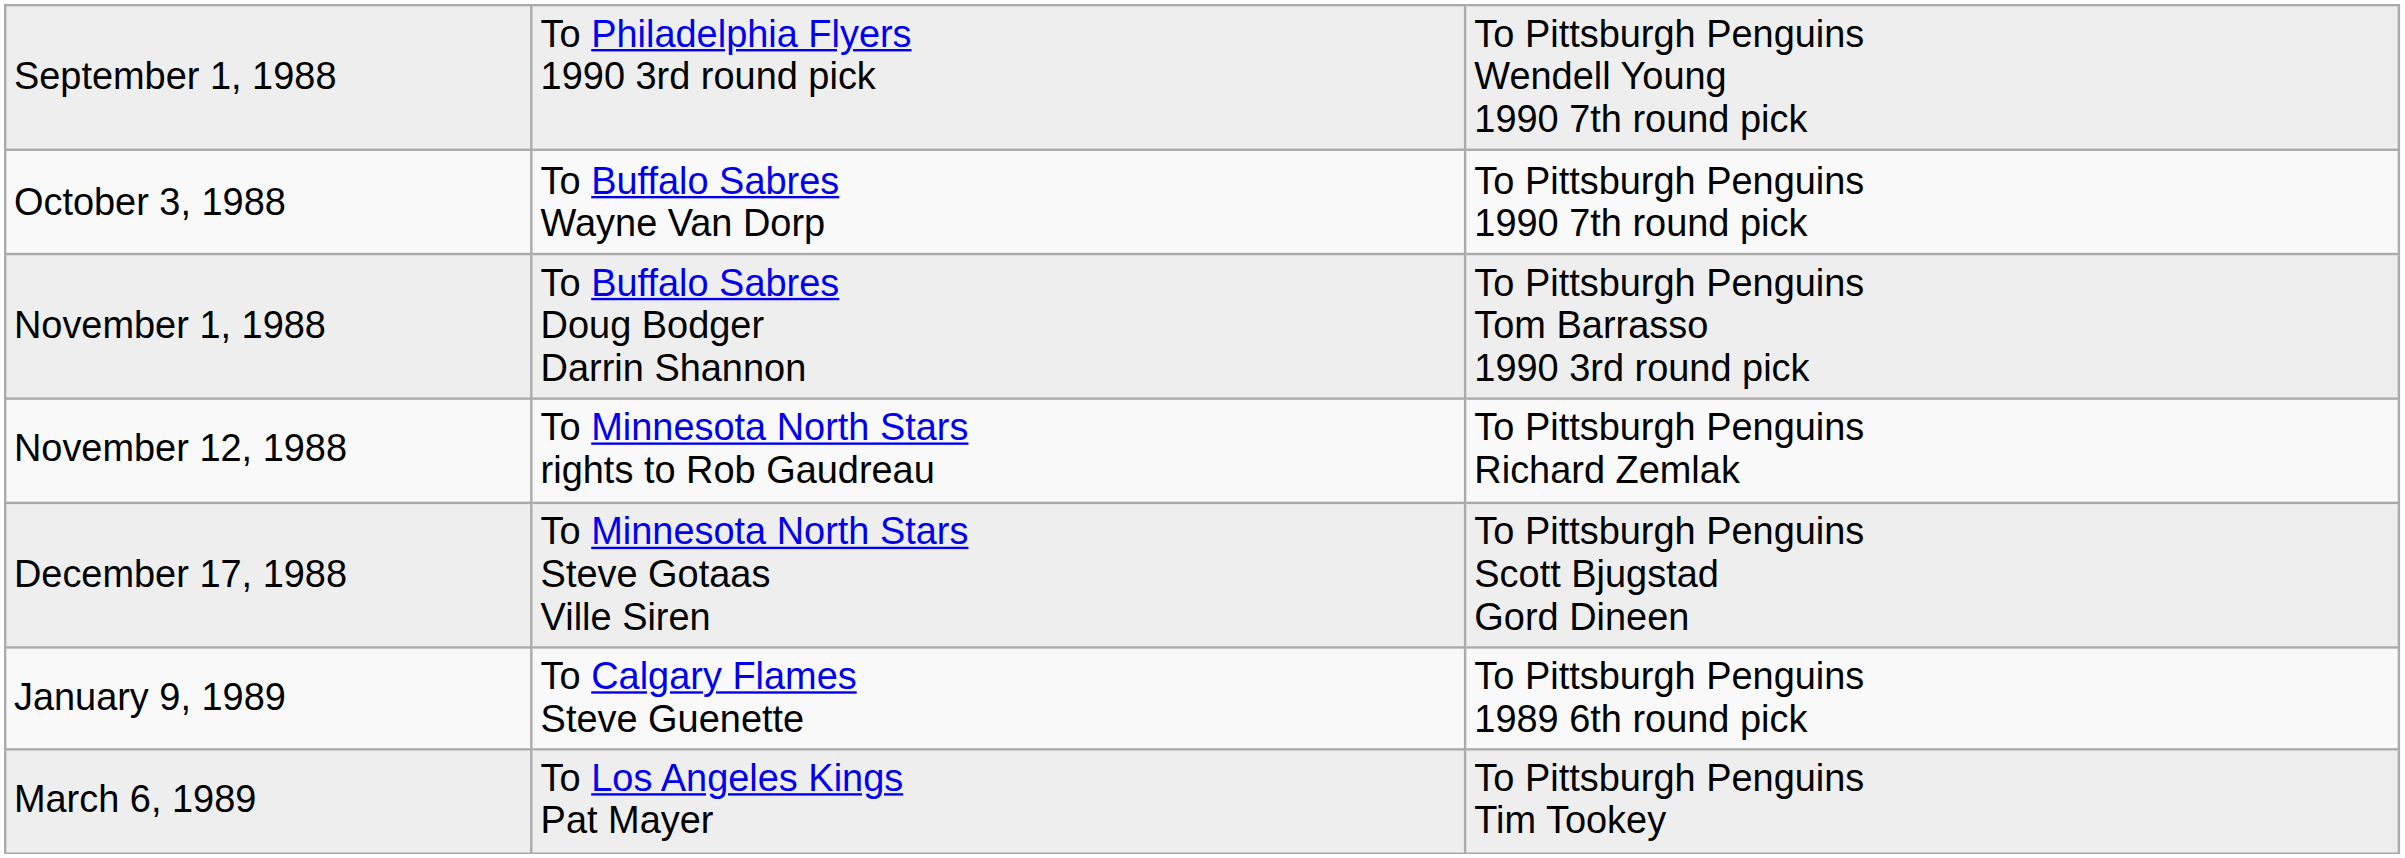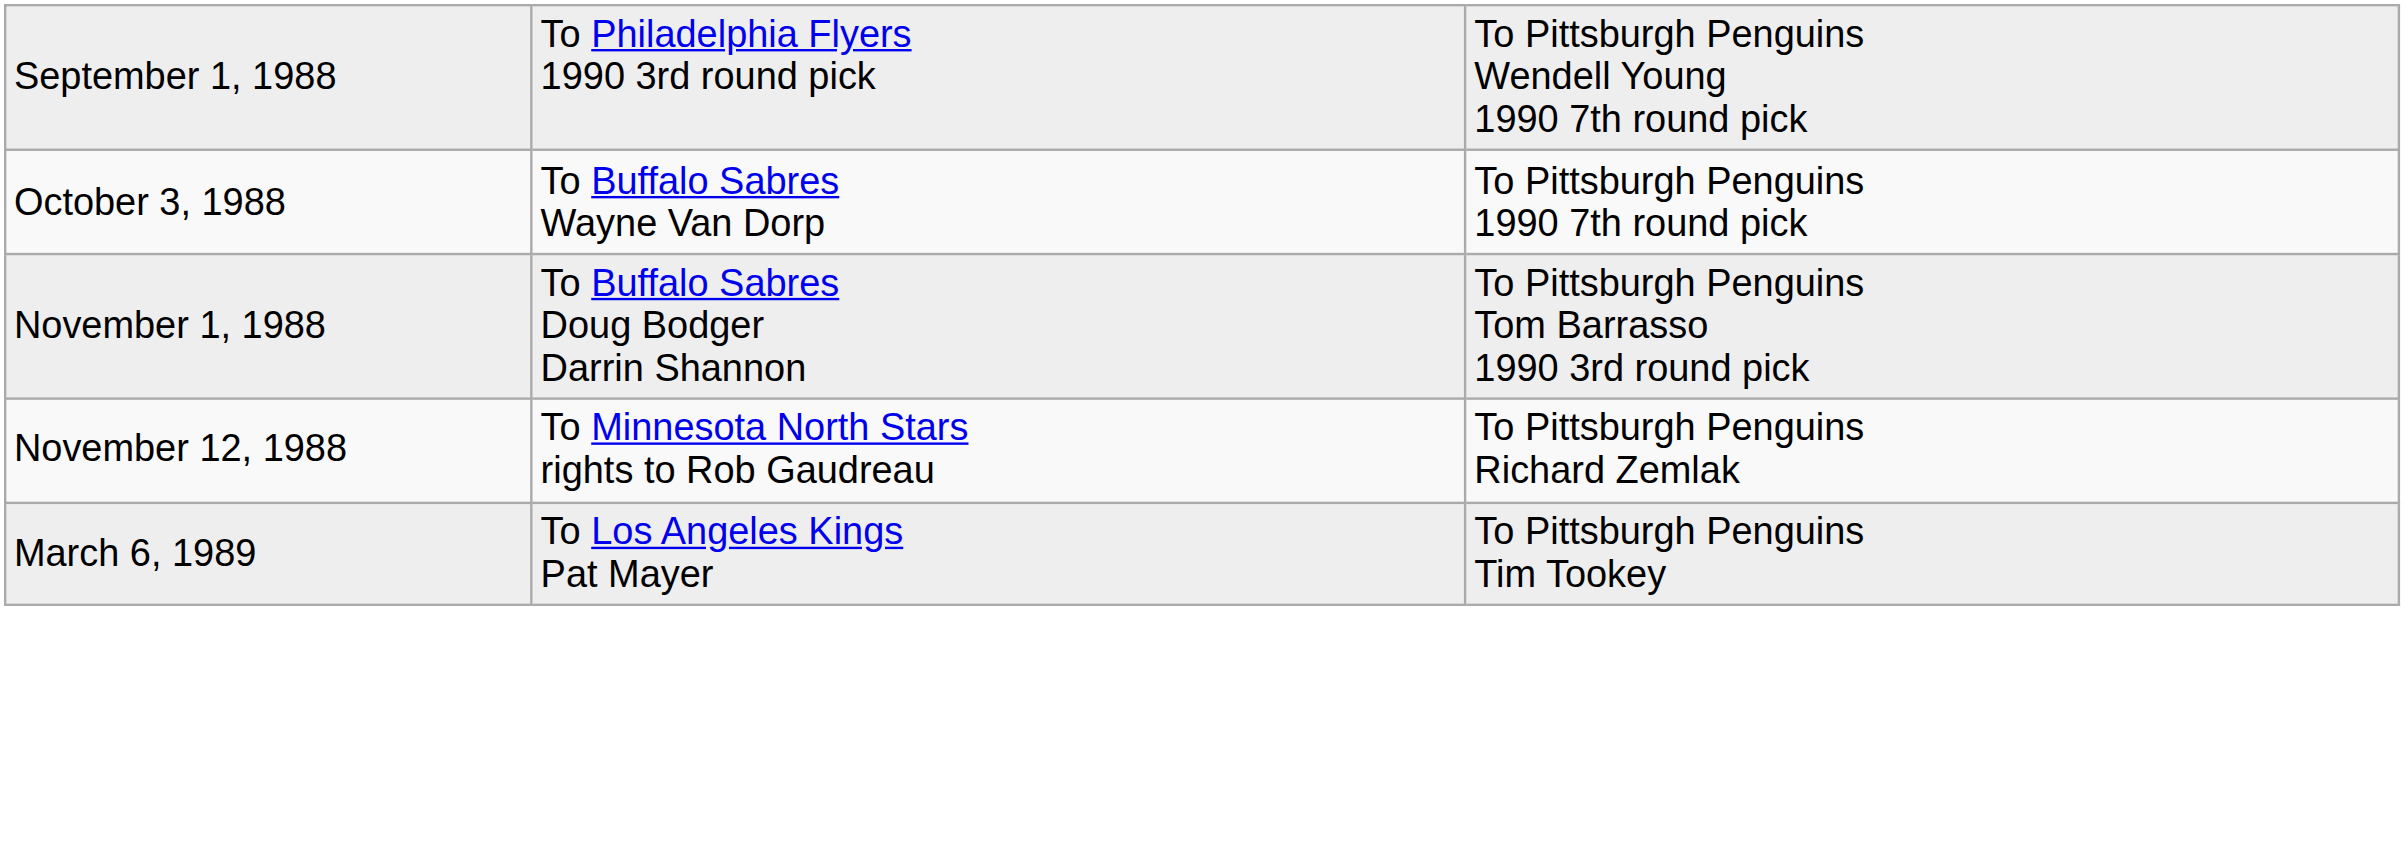- row: (180, 573)
- row: (150, 697)
